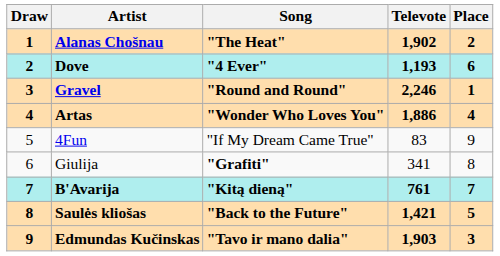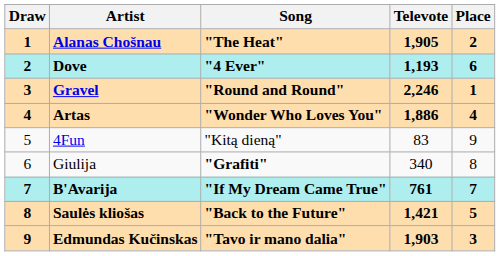(419, 41) 1,902 -> (421, 41) 1,905
(290, 139) "If My Dream Came True" -> (243, 139) "Kitą dieną"
(419, 164) 341 -> (421, 164) 340
(250, 189) "Kitą dieną" -> (296, 189) "If My Dream Came True"
